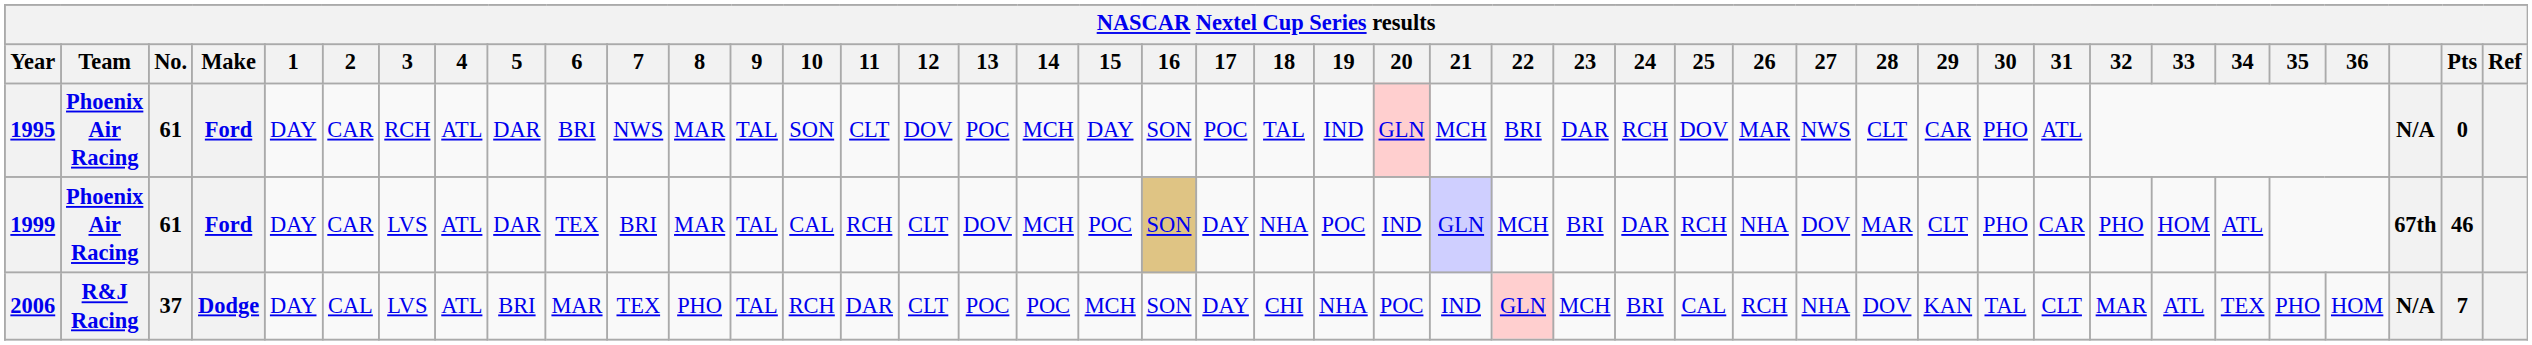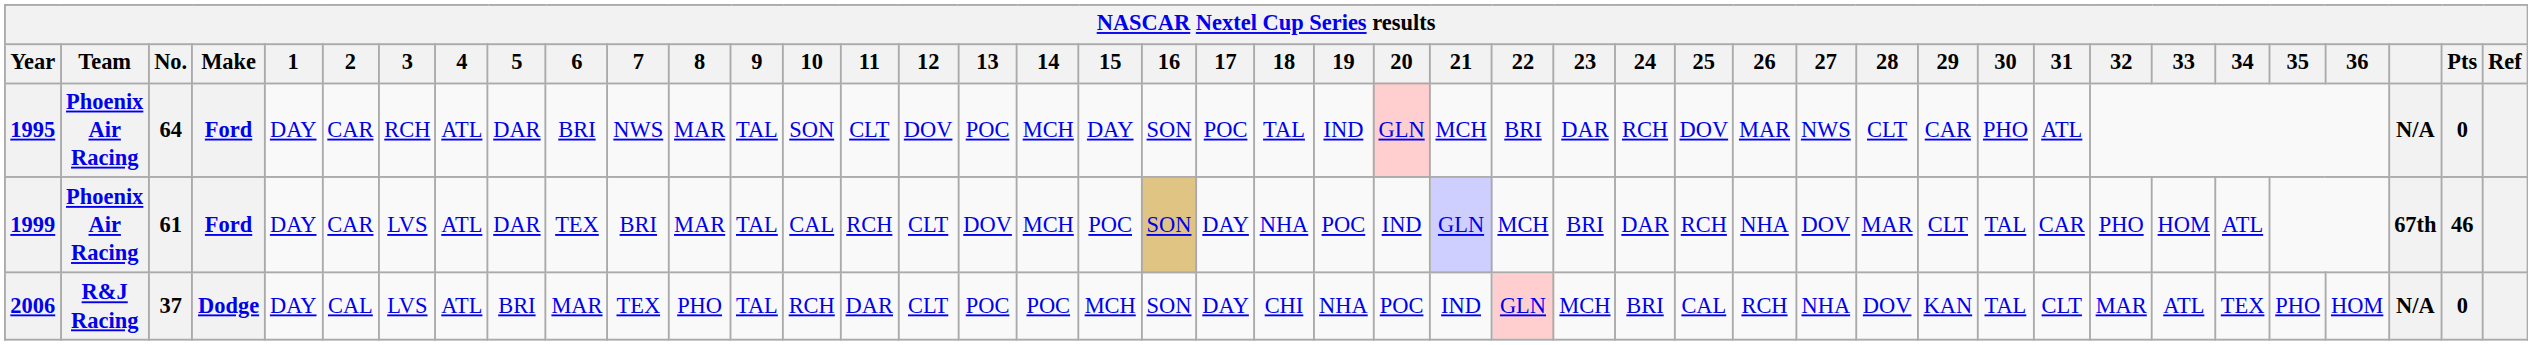(171, 129) 61 -> (171, 129) 64
(2005, 224) PHO -> (2005, 224) TAL
(2462, 305) 7 -> (2462, 305) 0
